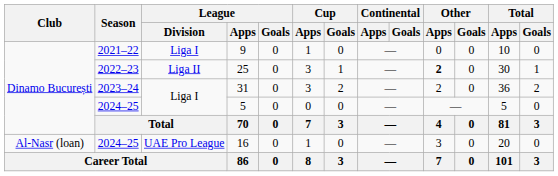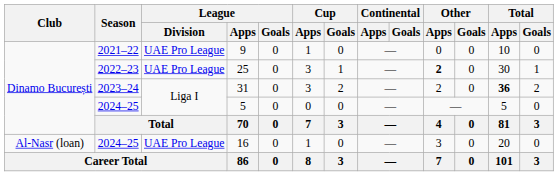(184, 50) Liga I -> (184, 50) UAE Pro League
(184, 69) Liga II -> (184, 69) UAE Pro League
(504, 87) normal -> (504, 87) bold
